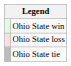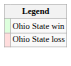- row: (36, 54)
